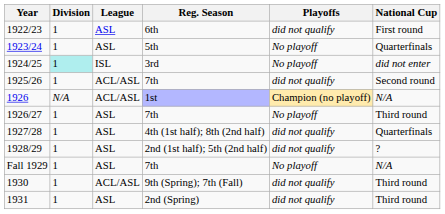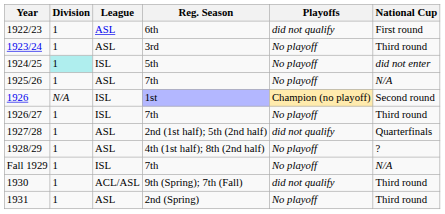(151, 47) 5th -> (152, 47) 3rd
(404, 47) Quarterfinals -> (401, 47) Third round
(152, 64) 3rd -> (151, 64) 5th
(117, 81) ACL/ASL -> (105, 81) ASL
(303, 81) did not qualify -> (294, 81) No playoff
(405, 81) Second round -> (384, 81) N/A
(117, 98) ACL/ASL -> (103, 98) ISL
(384, 98) N/A -> (405, 98) Second round
(105, 115) ASL -> (103, 115) ISL
(205, 132) 4th (1st half); 8th (2nd half) -> (206, 132) 2nd (1st half); 5th (2nd half)
(206, 149) 2nd (1st half); 5th (2nd half) -> (205, 149) 4th (1st half); 8th (2nd half)
(303, 149) did not qualify -> (294, 149) No playoff
(105, 166) ASL -> (103, 166) ISL
(303, 200) did not qualify -> (294, 200) No playoff
